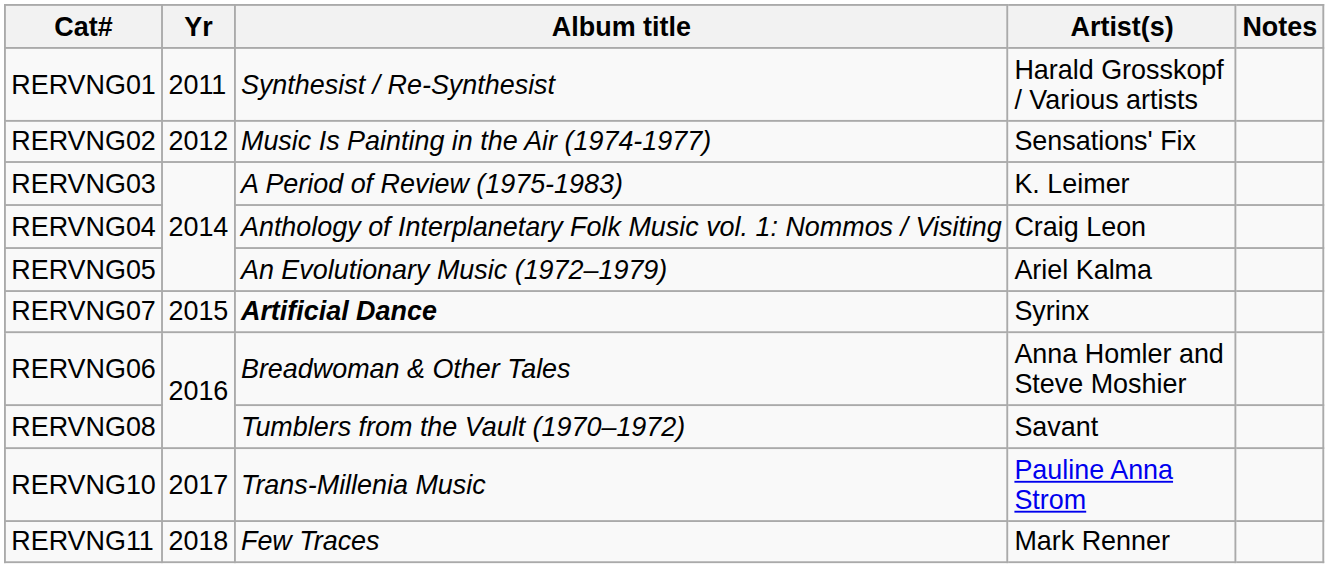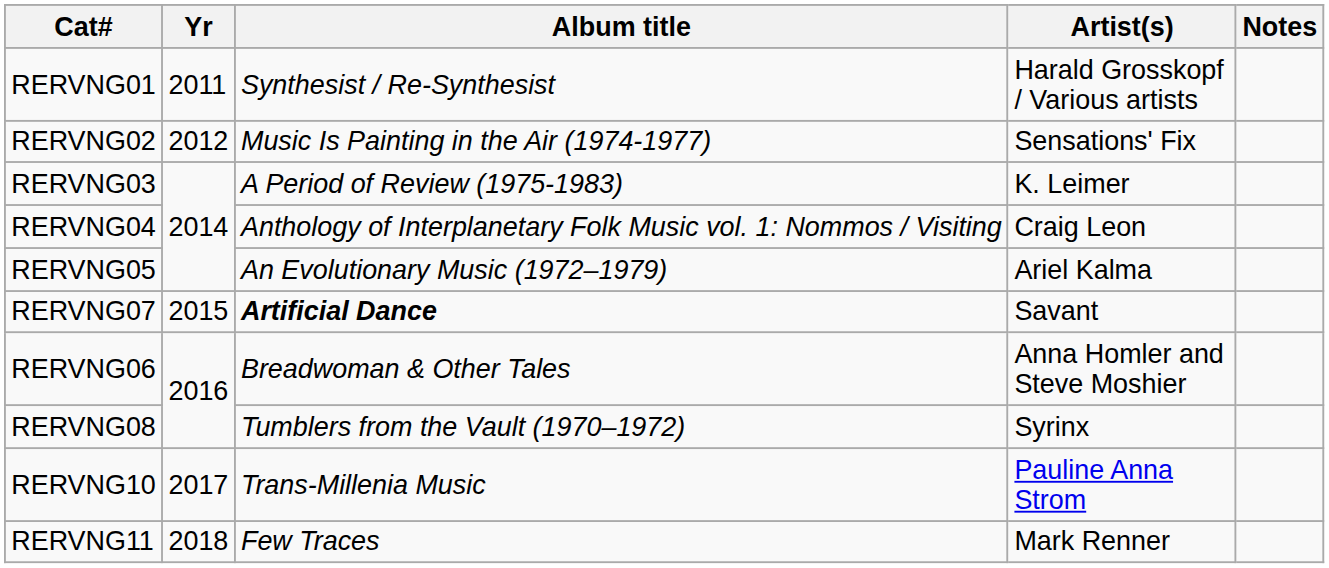(1052, 312) Syrinx -> (1056, 312) Savant
(1056, 427) Savant -> (1052, 427) Syrinx
